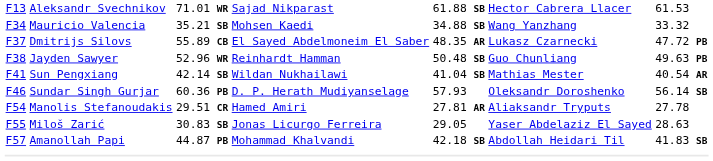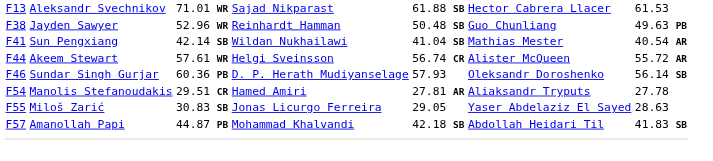- row: (87, 25)
- row: (81, 41)
+ row: (74, 58)
